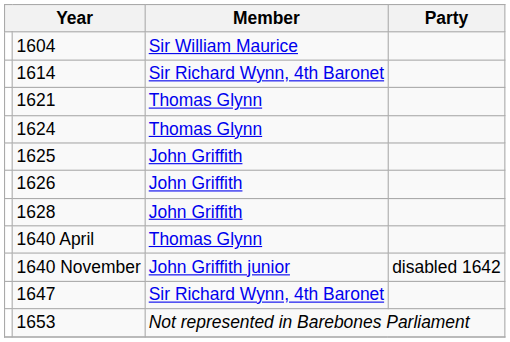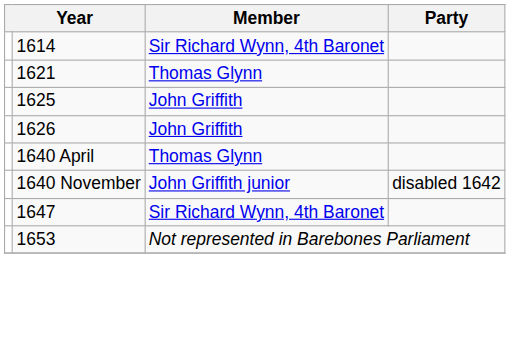- row: (36, 45)
- row: (36, 128)
- row: (36, 211)
